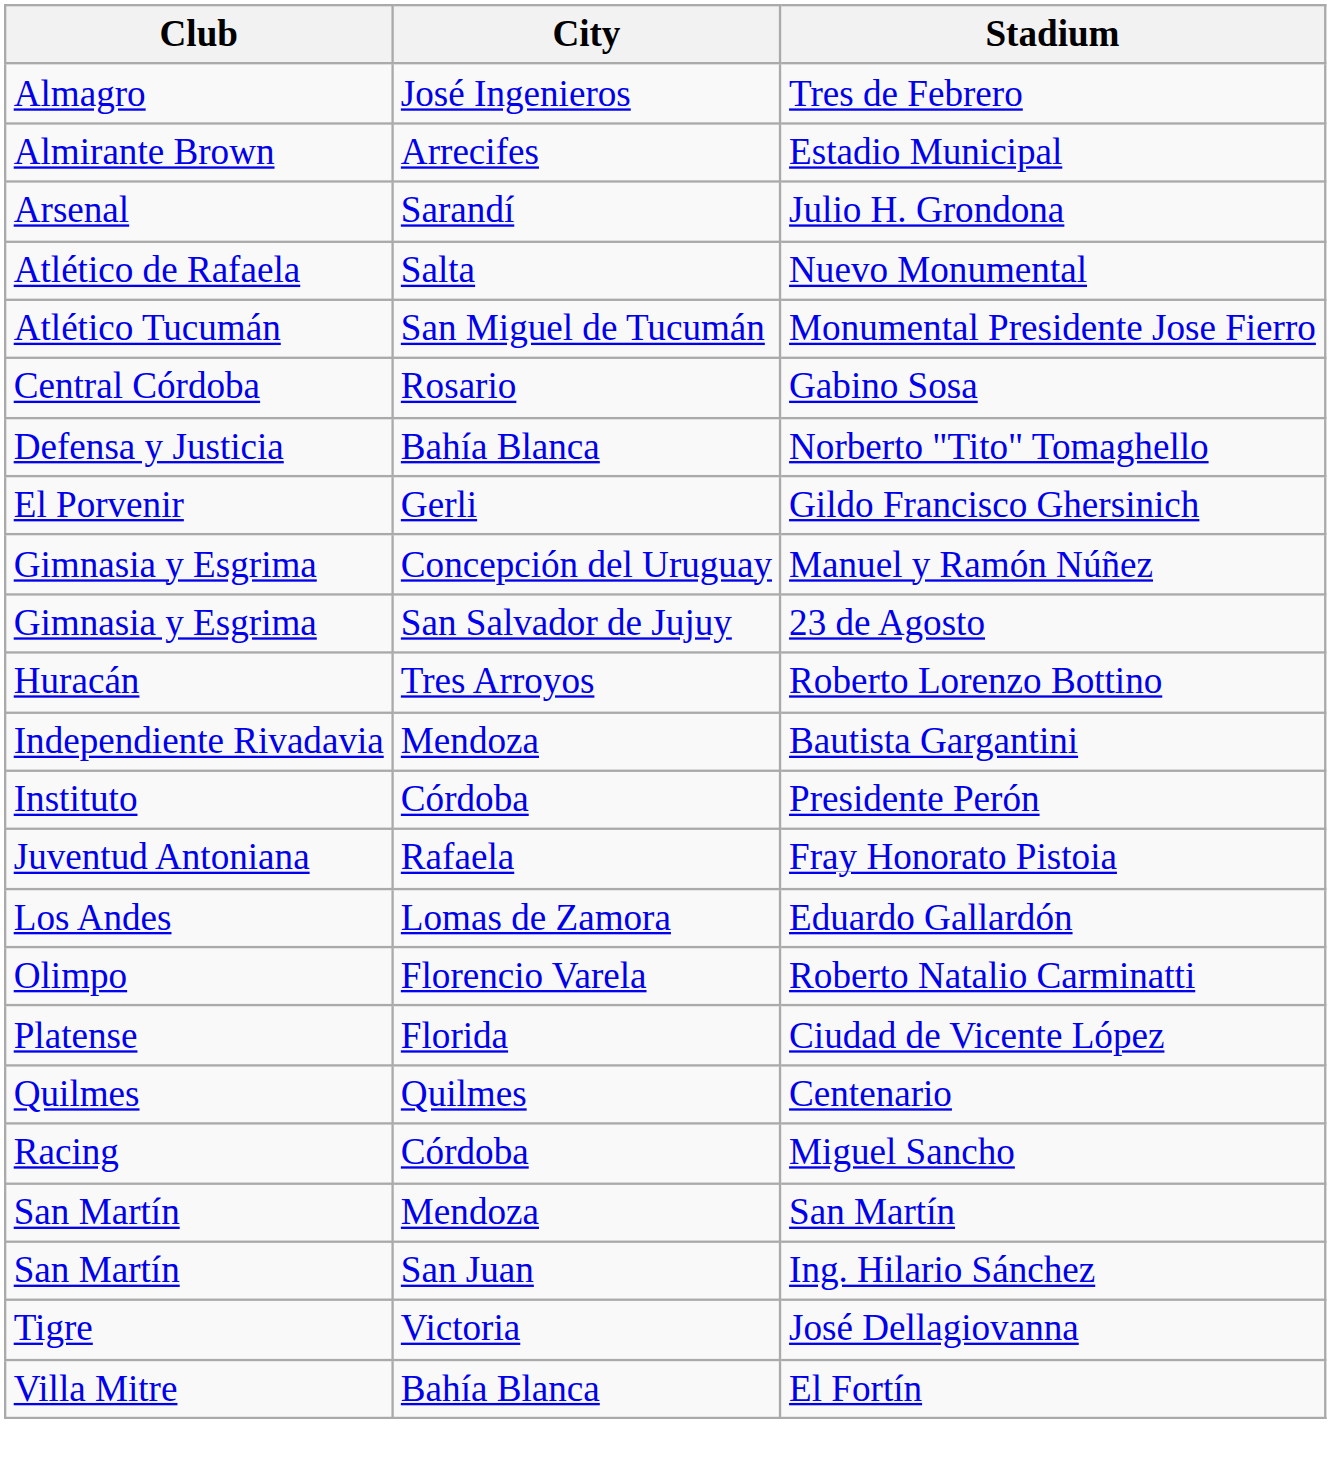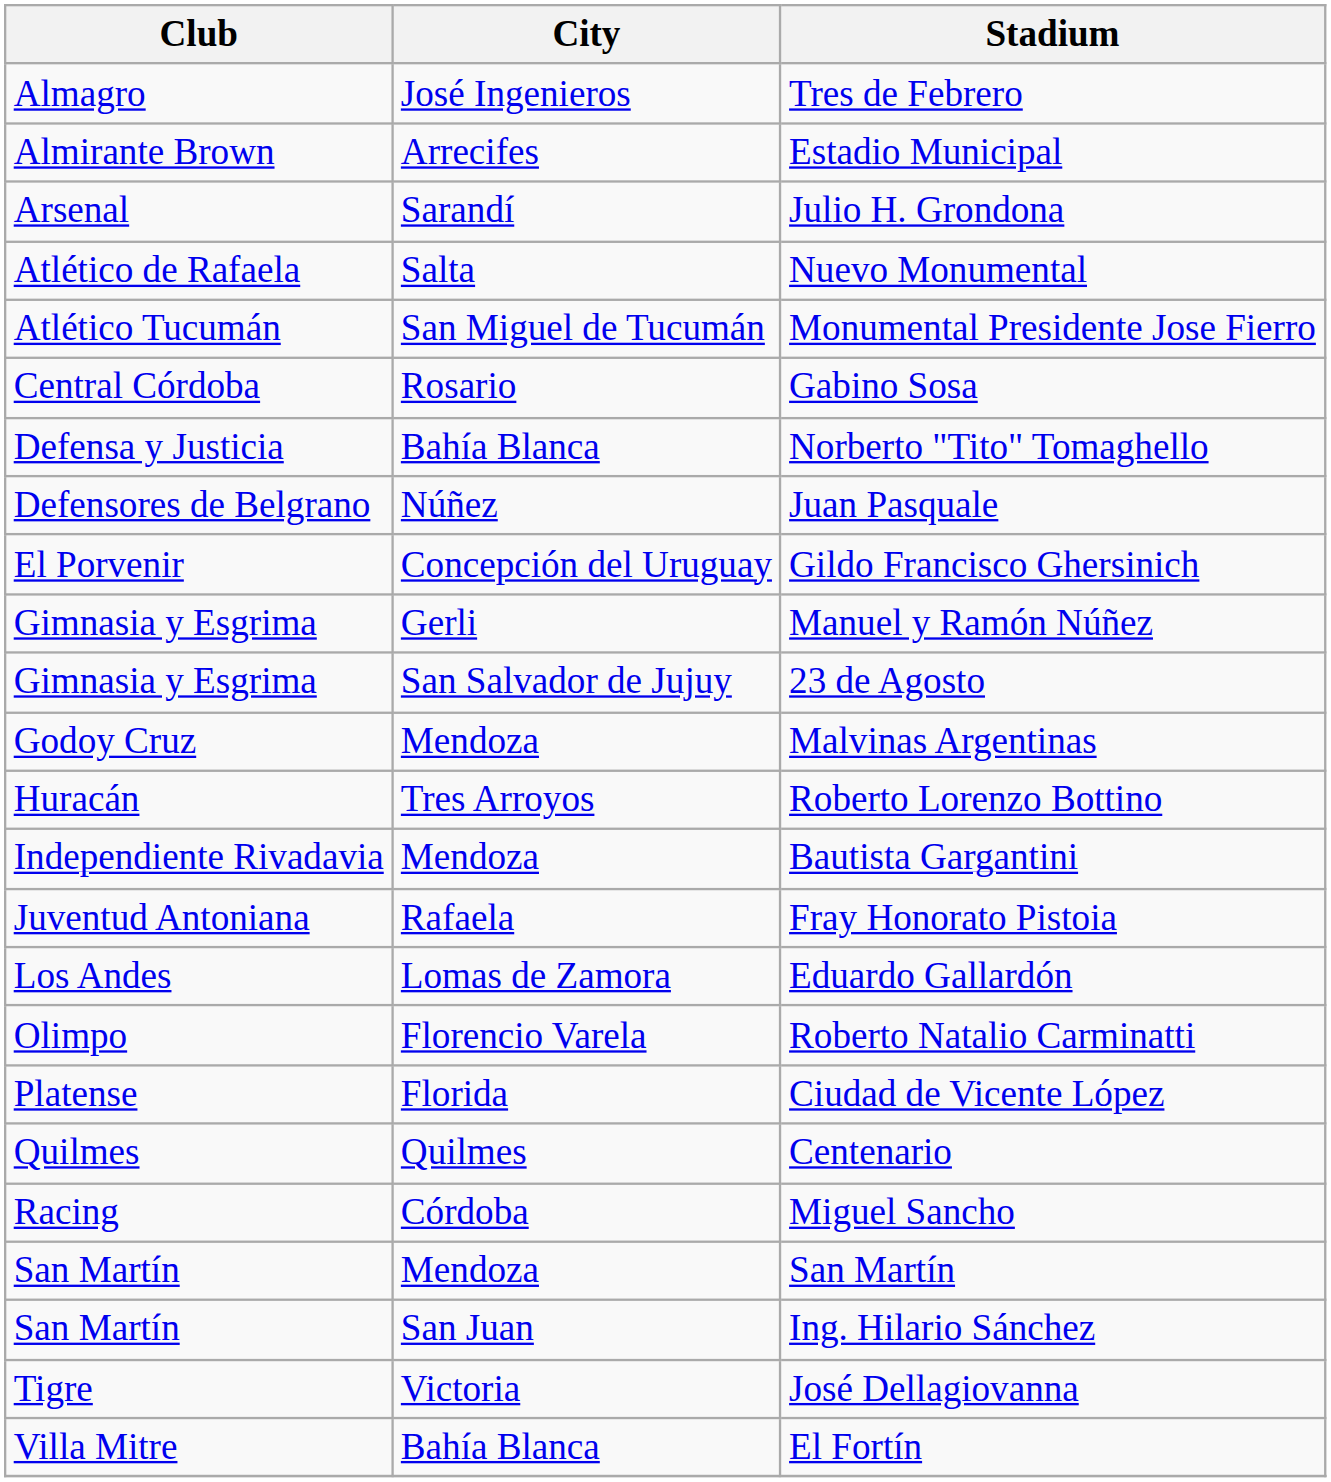+ row: (894, 504)
(439, 504) Gerli -> (586, 563) Concepción del Uruguay
(586, 563) Concepción del Uruguay -> (439, 622) Gerli
+ row: (943, 740)
- row: (914, 799)
